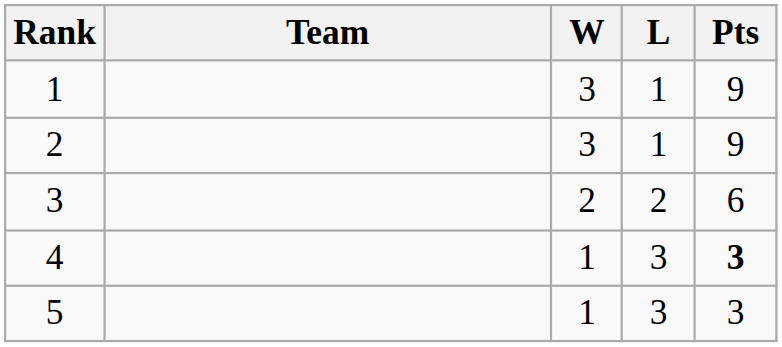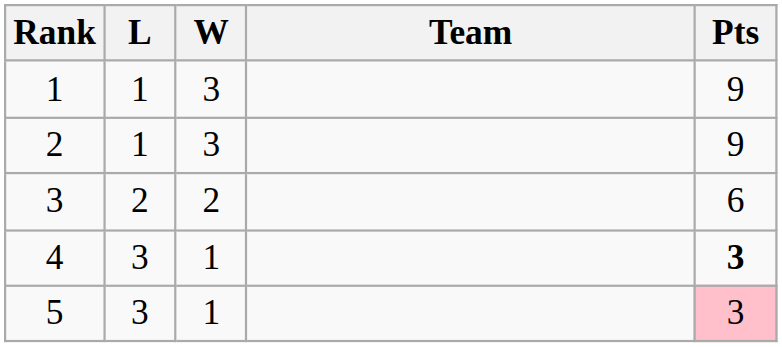columns swapped: (328, 32) <-> (659, 32)
(736, 312) no background -> (736, 312) pink background
